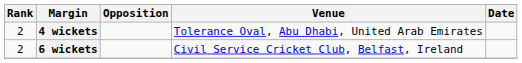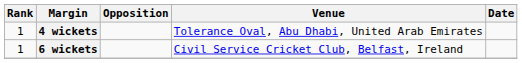(20, 31) 2 -> (20, 31) 1
(20, 49) 2 -> (20, 49) 1
